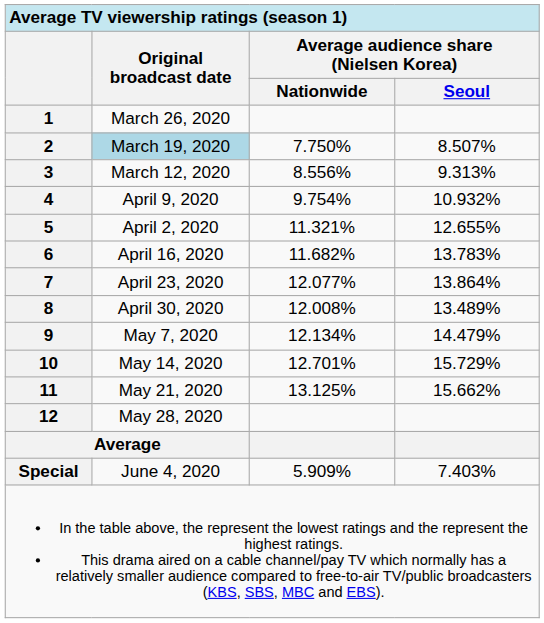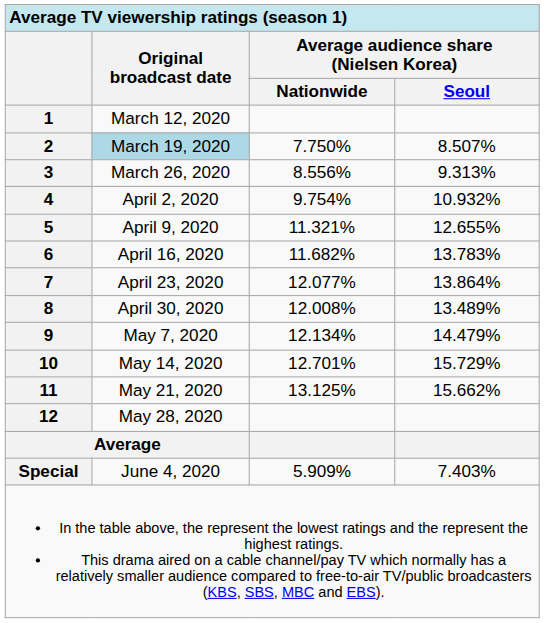(171, 118) March 26, 2020 -> (171, 118) March 12, 2020
(171, 173) March 12, 2020 -> (171, 173) March 26, 2020
(171, 200) April 9, 2020 -> (171, 200) April 2, 2020
(171, 227) April 2, 2020 -> (171, 227) April 9, 2020
